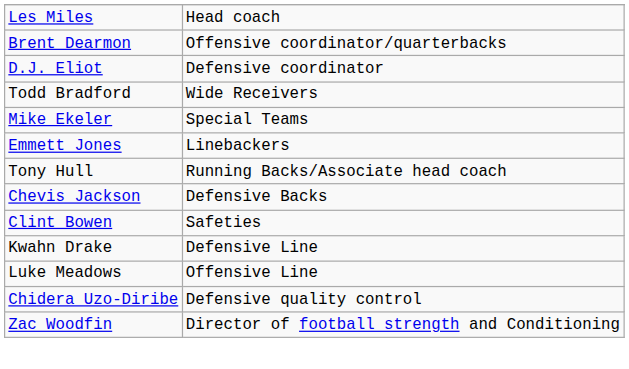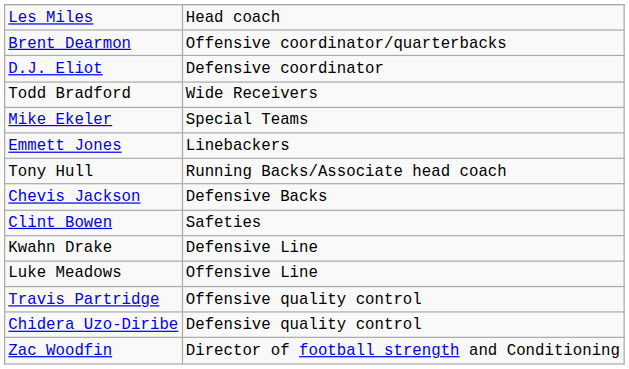+ row: (84, 299)
